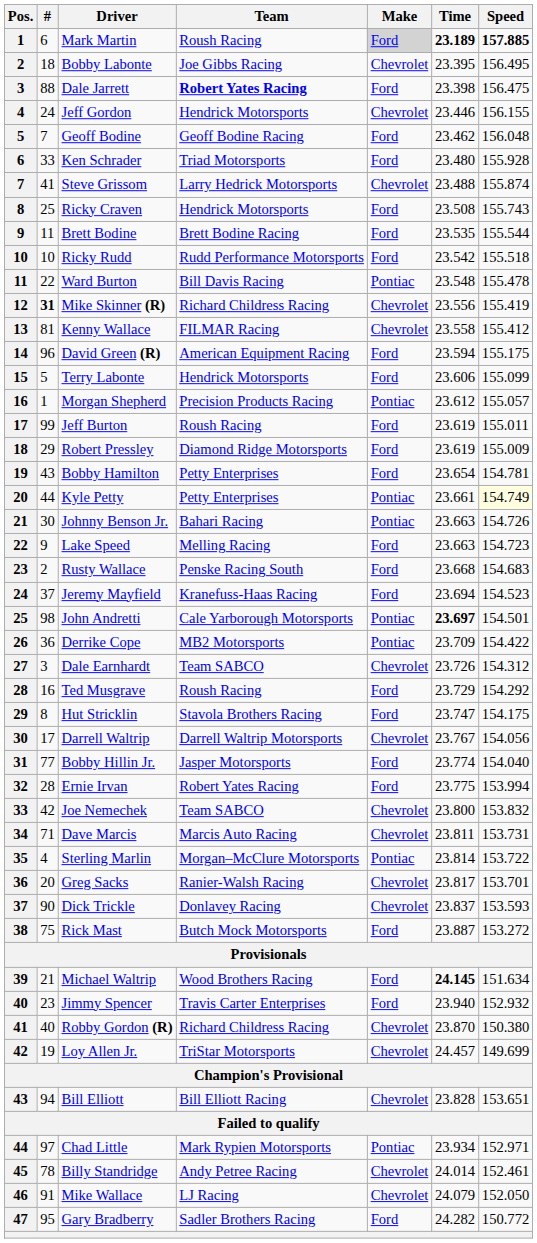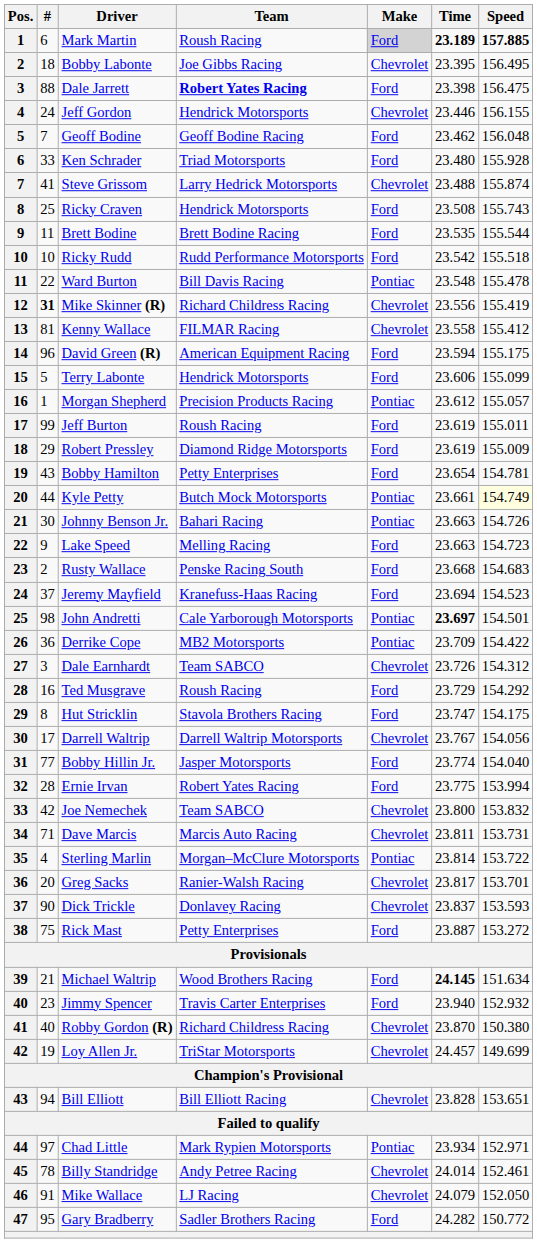(229, 497) Petty Enterprises -> (253, 497) Butch Mock Motorsports
(253, 930) Butch Mock Motorsports -> (229, 930) Petty Enterprises
